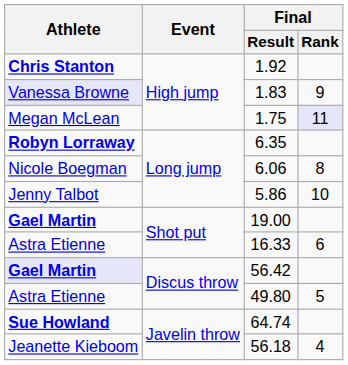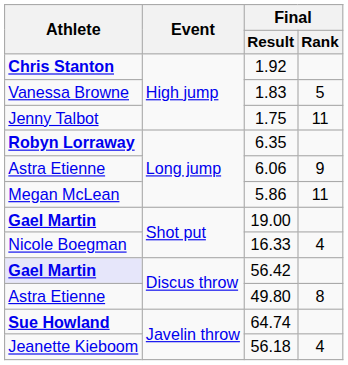(69, 93) lavender background -> (69, 93) no background
(320, 93) 9 -> (320, 93) 5
(64, 118) Megan McLean -> (53, 118) Jenny Talbot
(320, 118) lavender background -> (320, 118) no background
(67, 169) Nicole Boegman -> (57, 169) Astra Etienne
(320, 169) 8 -> (320, 169) 9
(53, 195) Jenny Talbot -> (64, 195) Megan McLean
(320, 195) 10 -> (320, 195) 11
(57, 246) Astra Etienne -> (67, 246) Nicole Boegman
(320, 246) 6 -> (320, 246) 4
(320, 297) 5 -> (320, 297) 8
